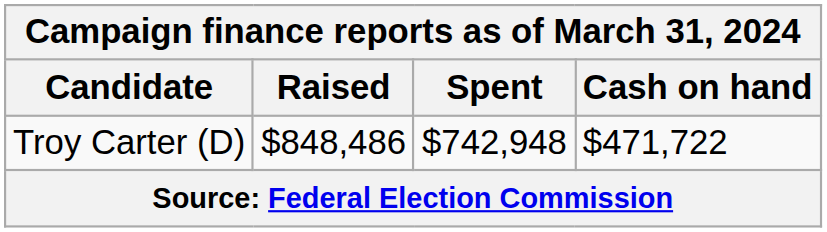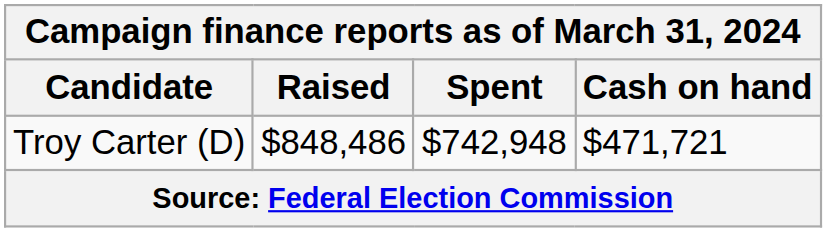(655, 142) $471,722 -> (655, 142) $471,721
